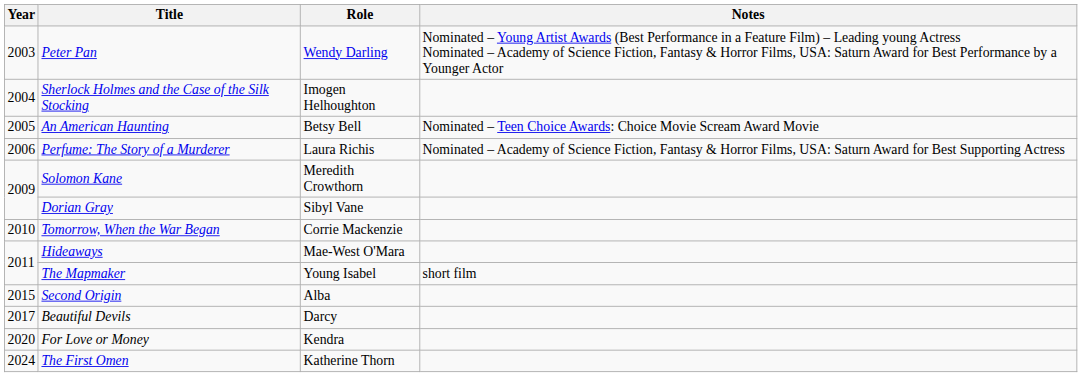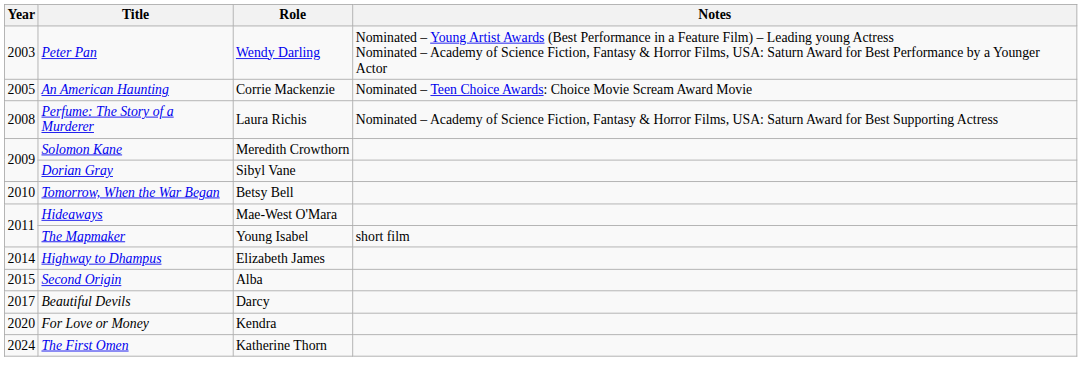- row: (155, 97)
(332, 127) Betsy Bell -> (285, 90) Corrie Mackenzie
(21, 149) 2006 -> (21, 119) 2008
(353, 230) Corrie Mackenzie -> (265, 192) Betsy Bell
+ row: (101, 258)
